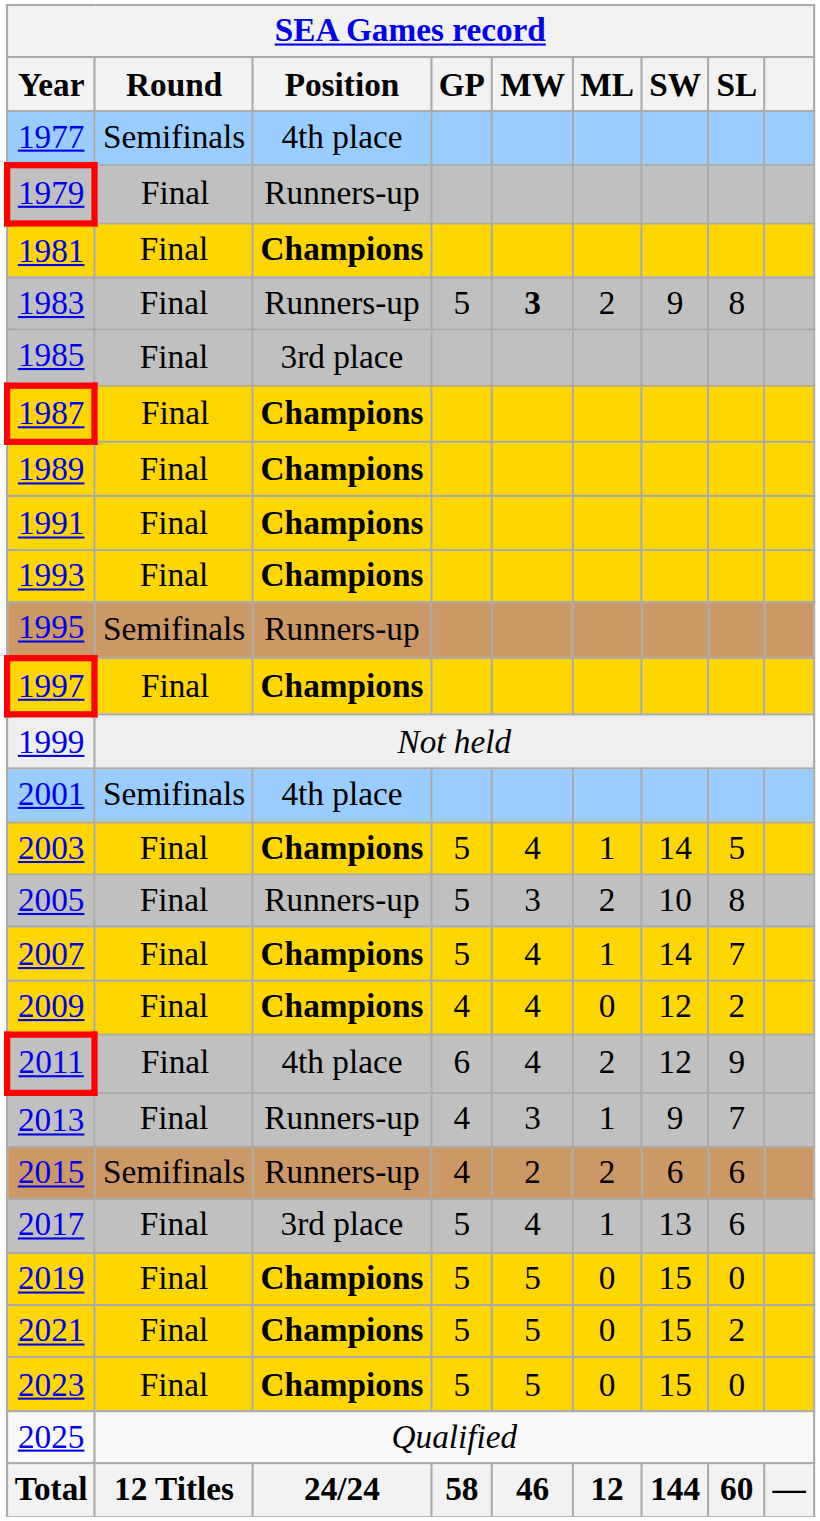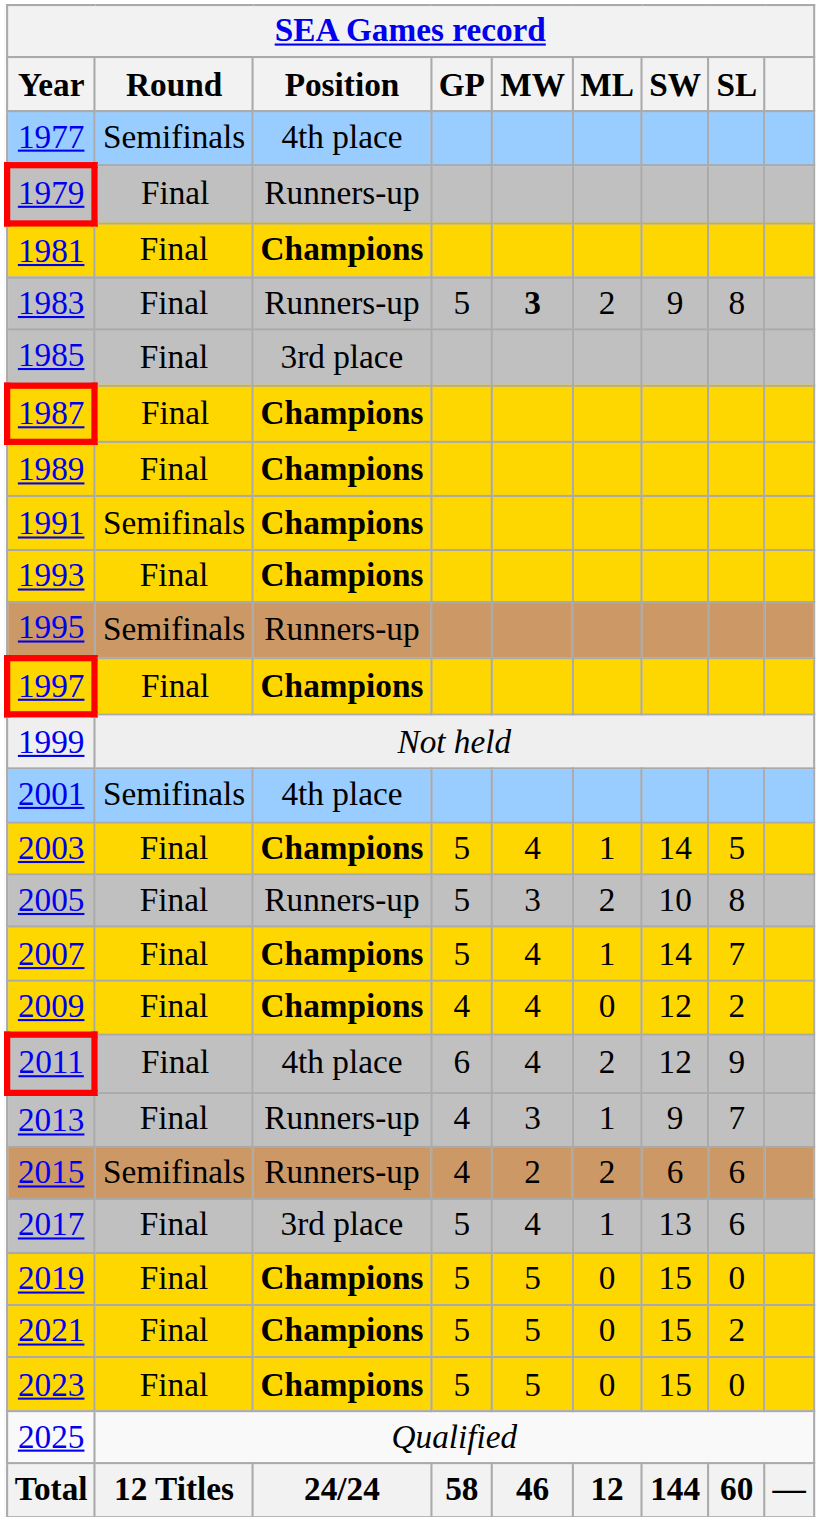(174, 522) Final -> (174, 522) Semifinals
